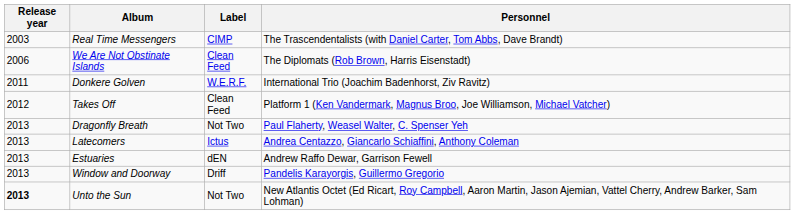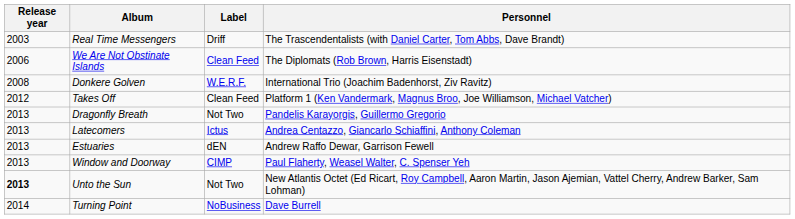(220, 39) CIMP -> (216, 39) Driff
(17, 83) 2011 -> (18, 83) 2008
(366, 126) Paul Flaherty, Weasel Walter, C. Spenser Yeh -> (355, 115) Pandelis Karayorgis, Guillermo Gregorio
(216, 174) Driff -> (219, 163) CIMP
(354, 174) Pandelis Karayorgis, Guillermo Gregorio -> (367, 163) Paul Flaherty, Weasel Walter, C. Spenser Yeh
+ row: (102, 206)
